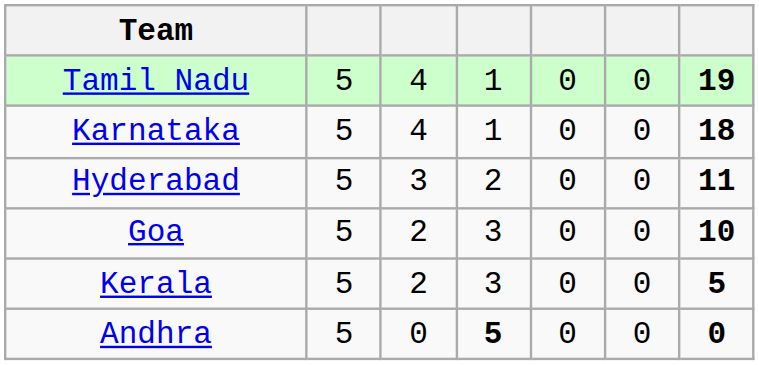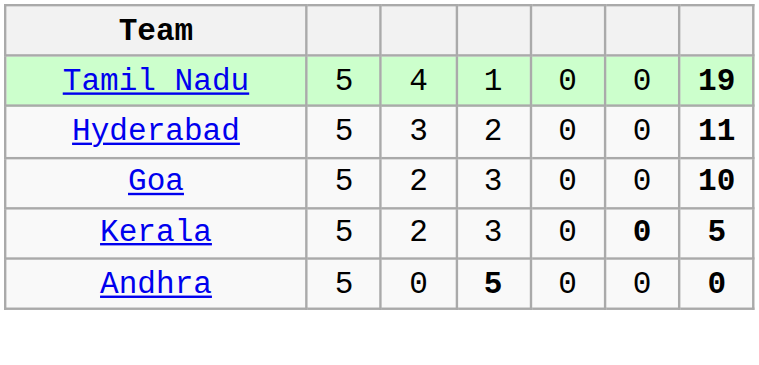- row: (156, 132)
(642, 284) normal -> (642, 233) bold
